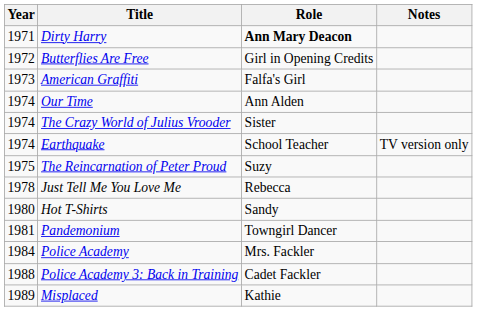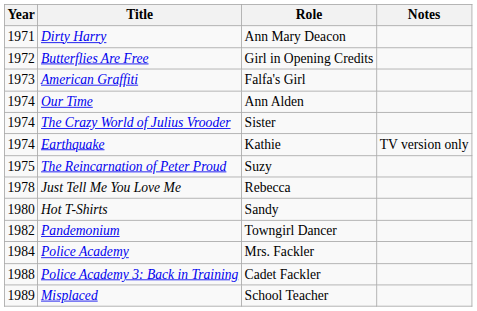(298, 36) bold -> (295, 36) normal
(286, 144) School Teacher -> (263, 144) Kathie
(21, 230) 1981 -> (21, 230) 1982
(263, 295) Kathie -> (286, 295) School Teacher
